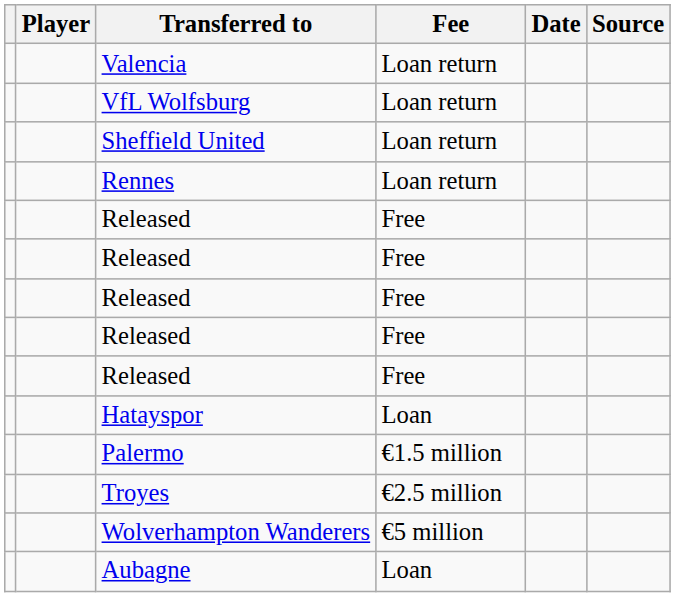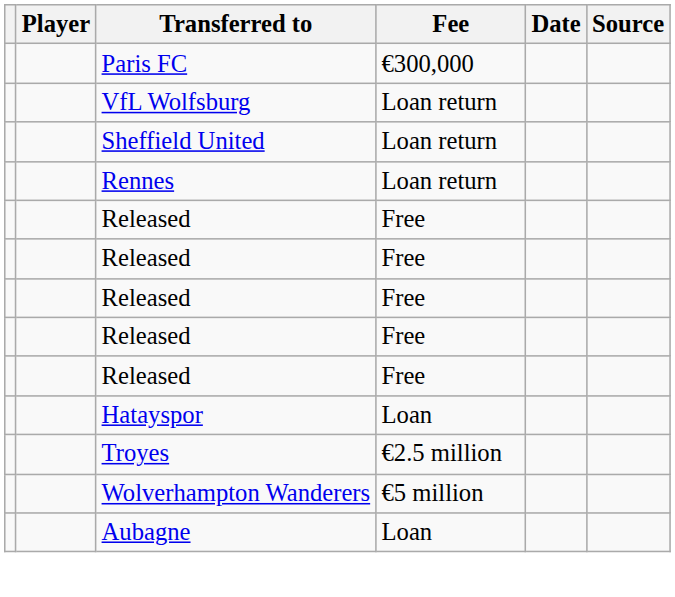+ row: (144, 63)
- row: (144, 63)
- row: (143, 453)
